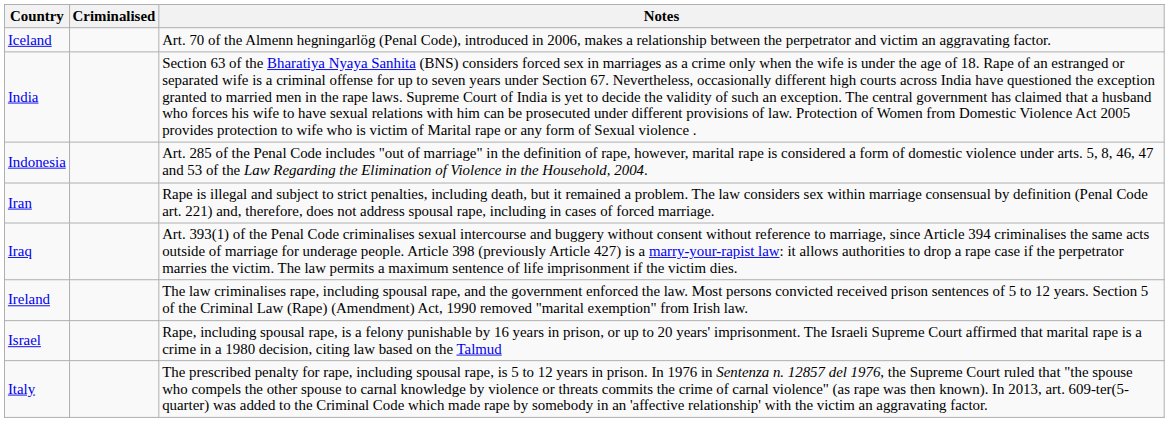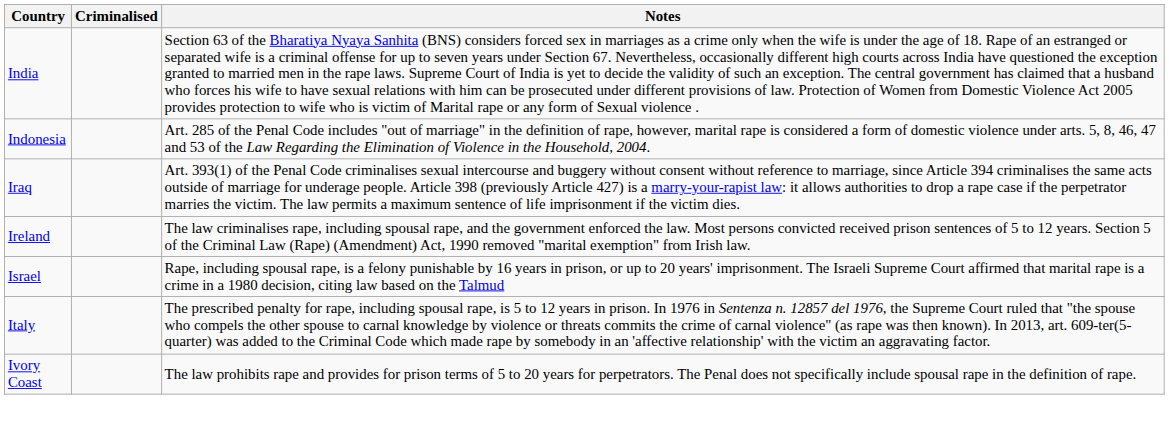- row: (30, 39)
- row: (20, 202)
+ row: (25, 374)
